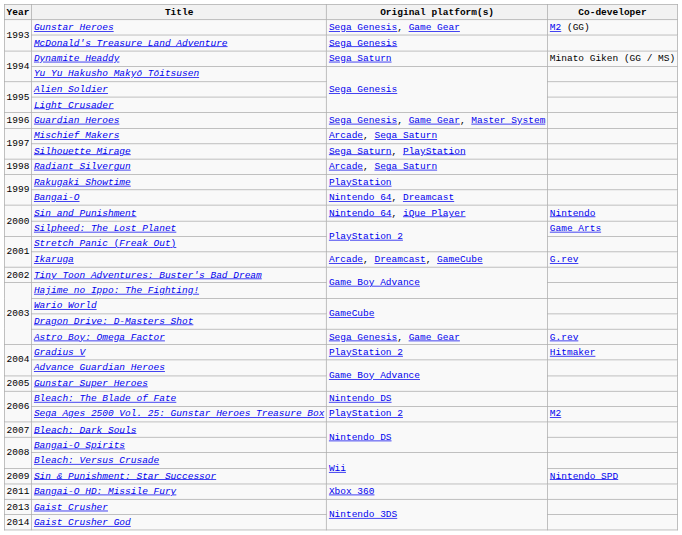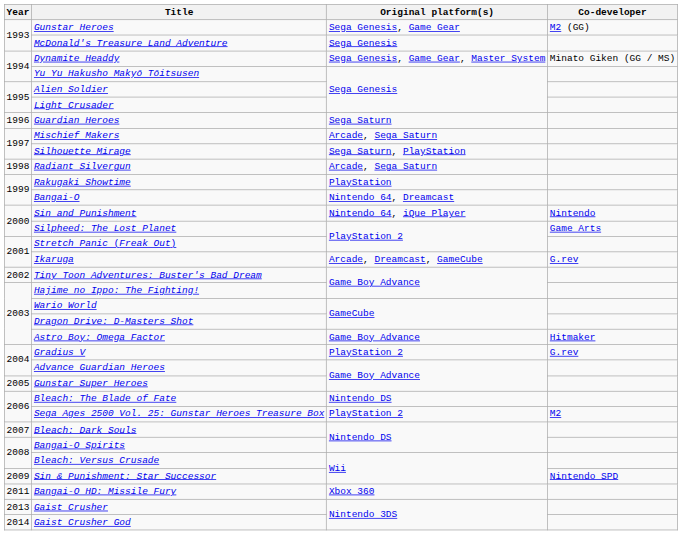(360, 58) Sega Saturn -> (437, 58) Sega Genesis, Game Gear, Master System
(437, 120) Sega Genesis, Game Gear, Master System -> (360, 120) Sega Saturn
(394, 337) Sega Genesis, Game Gear -> (374, 337) Game Boy Advance
(564, 337) G.rev -> (573, 337) Hitmaker
(573, 352) Hitmaker -> (564, 352) G.rev
